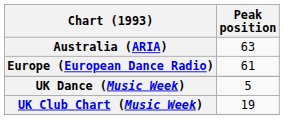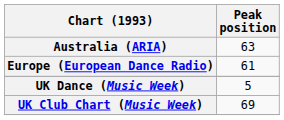(248, 105) 19 -> (248, 105) 69
